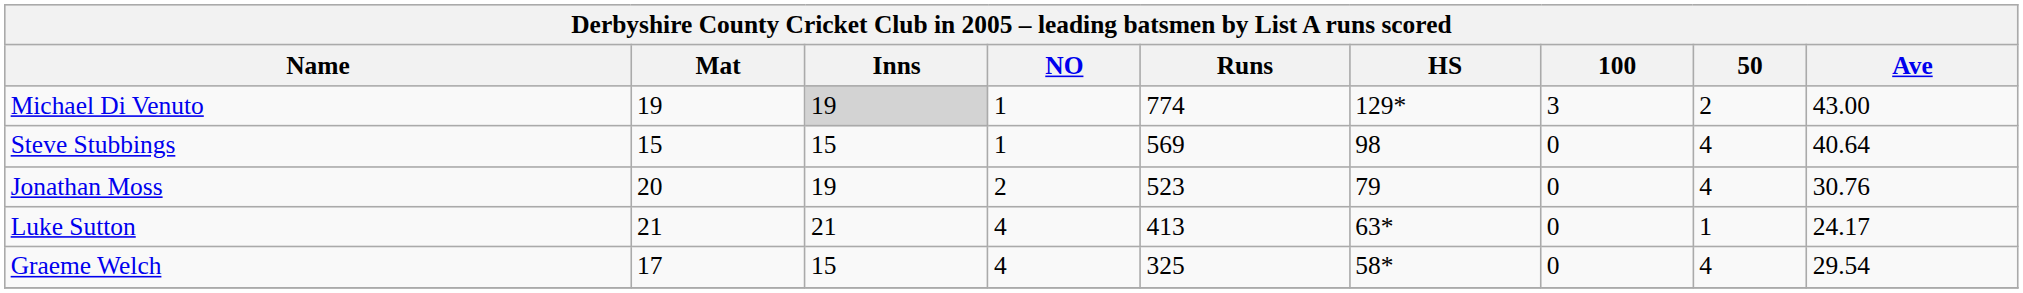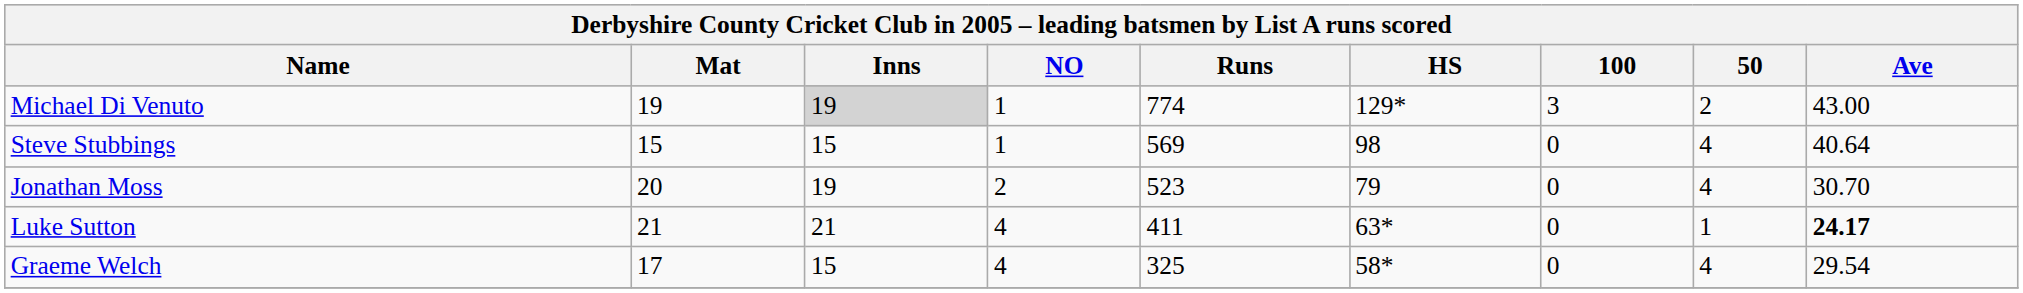(1841, 186) 30.76 -> (1841, 186) 30.70
(1166, 226) 413 -> (1165, 226) 411
(1841, 226) normal -> (1841, 226) bold
